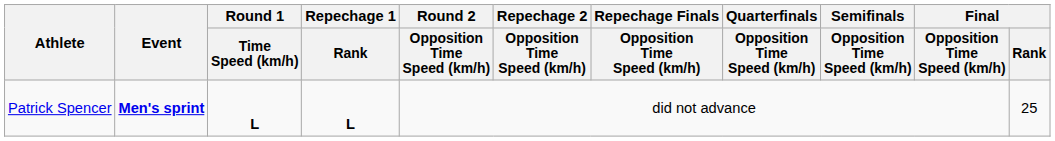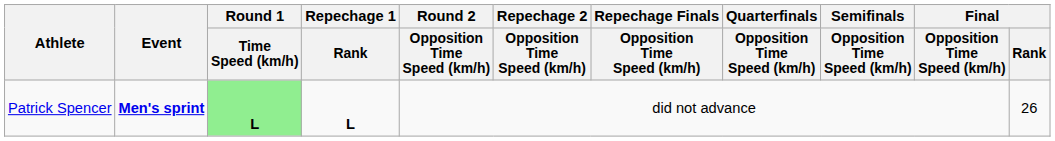(255, 125) no background -> (255, 125) lightgreen background
(1029, 109) 25 -> (1029, 109) 26
